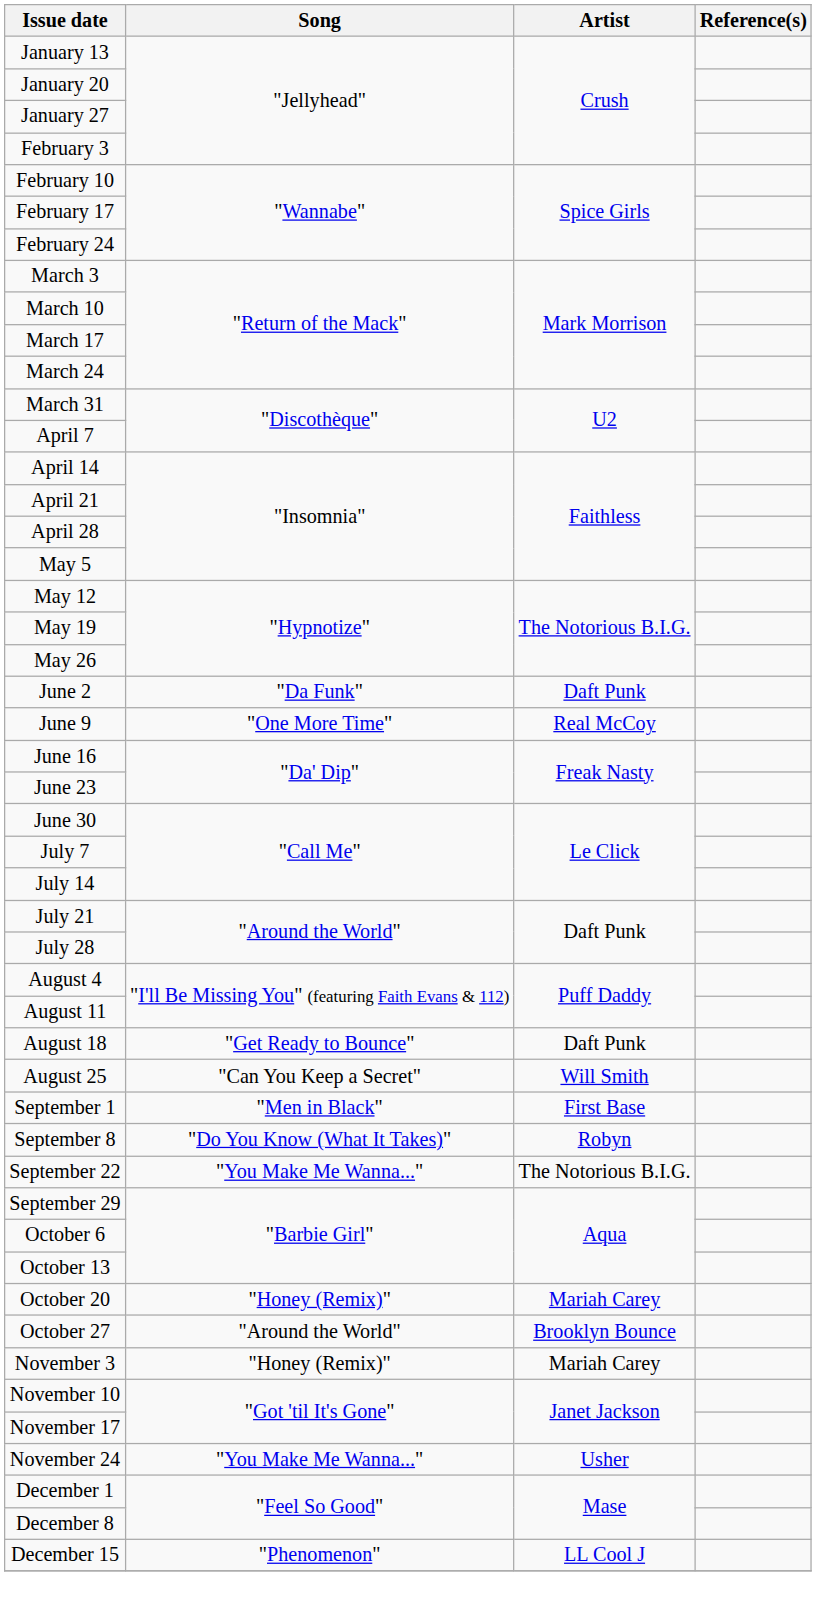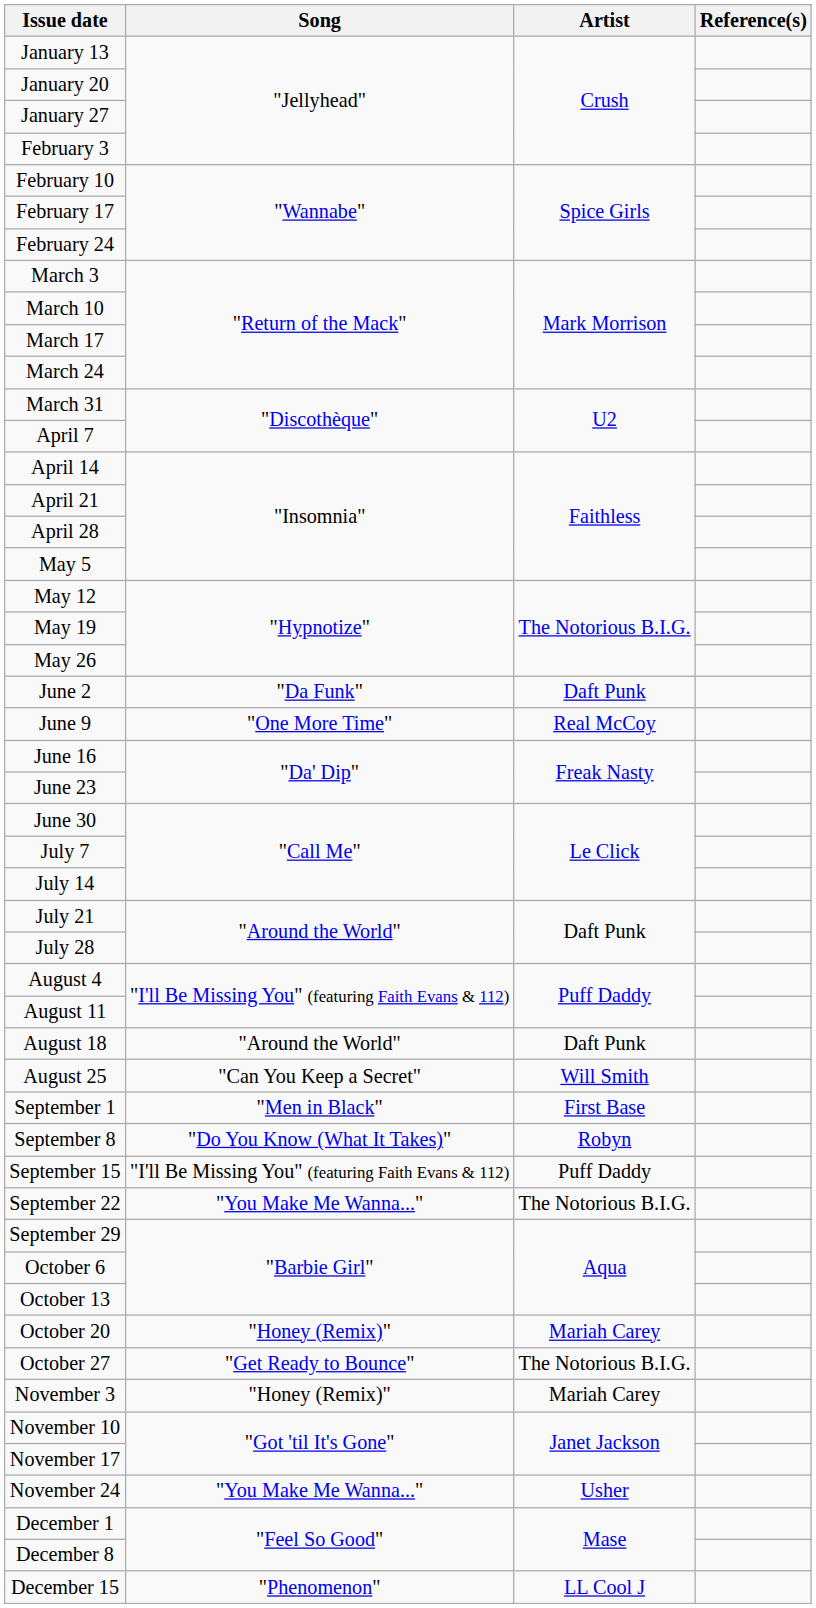(320, 1043) "Get Ready to Bounce" -> (320, 1043) "Around the World"
+ row: (65, 1171)
(320, 1331) "Around the World" -> (320, 1363) "Get Ready to Bounce"
(605, 1331) Brooklyn Bounce -> (605, 1363) The Notorious B.I.G.
